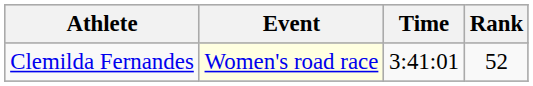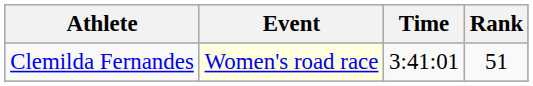(496, 61) 52 -> (496, 61) 51
